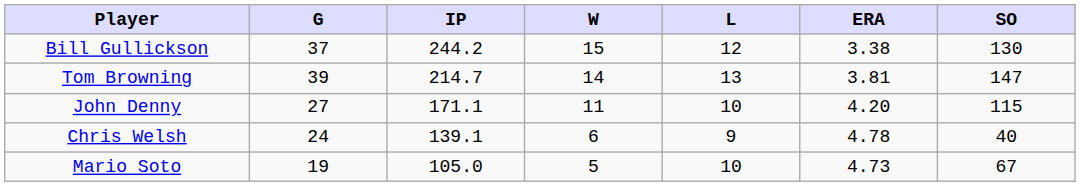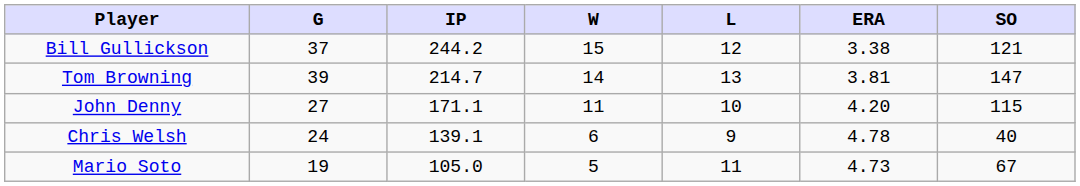(1006, 49) 130 -> (1006, 49) 121
(731, 167) 10 -> (731, 167) 11
